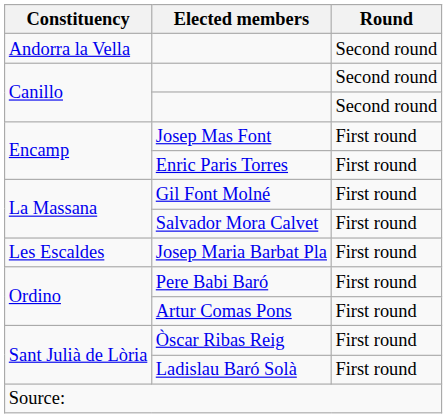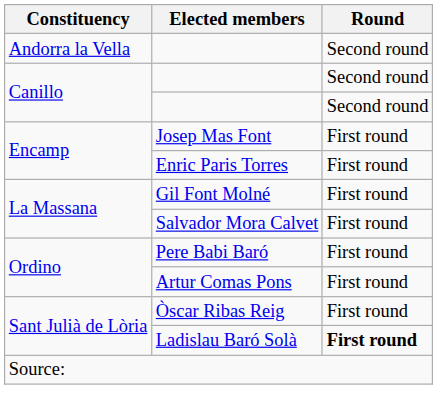- row: (57, 252)
(376, 369) normal -> (372, 340) bold
